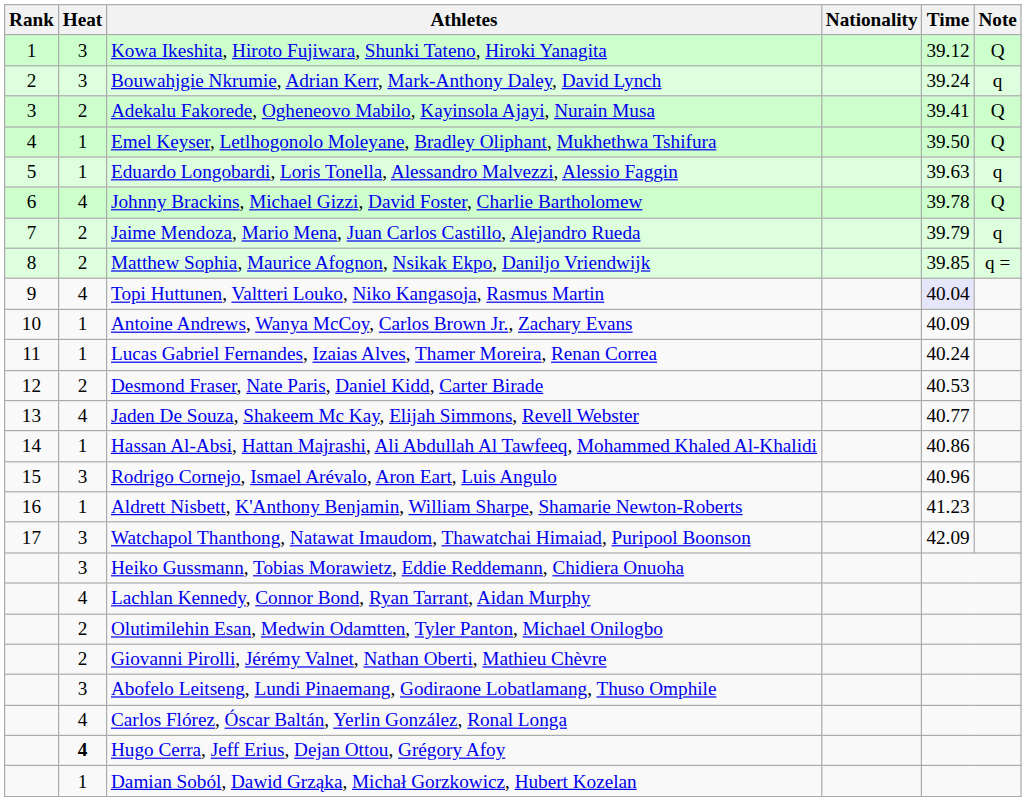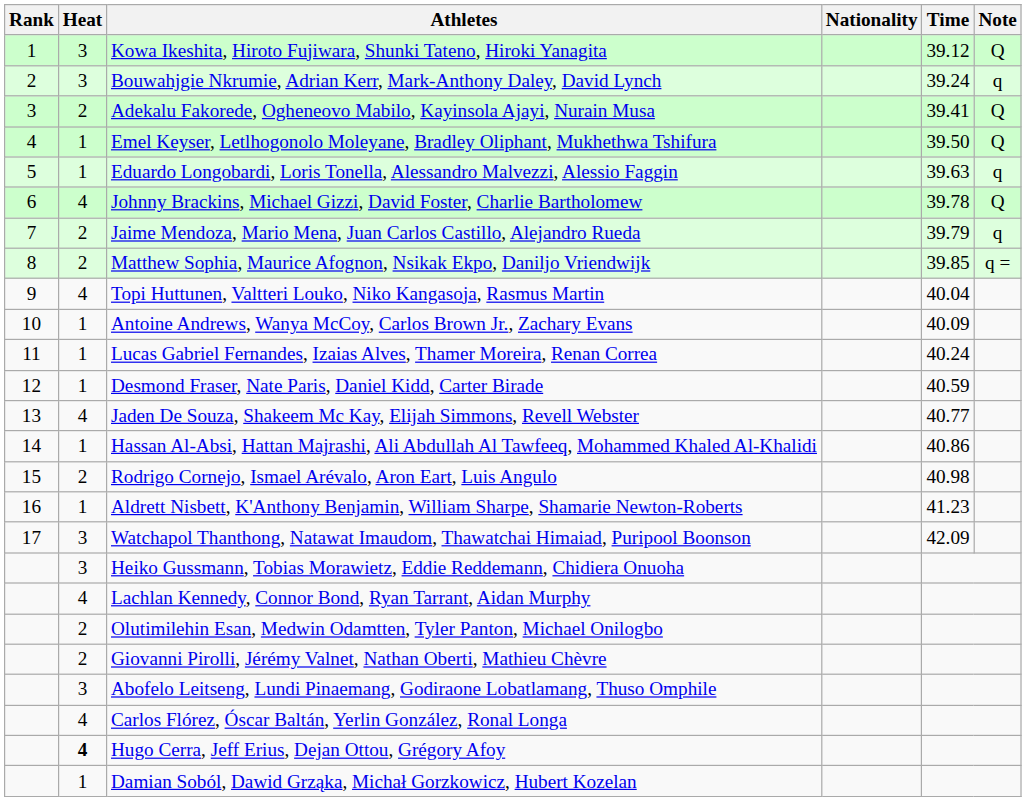(948, 293) lavender background -> (948, 293) no background
(82, 385) 2 -> (82, 385) 1
(948, 385) 40.53 -> (948, 385) 40.59
(82, 476) 3 -> (82, 476) 2
(948, 476) 40.96 -> (948, 476) 40.98
